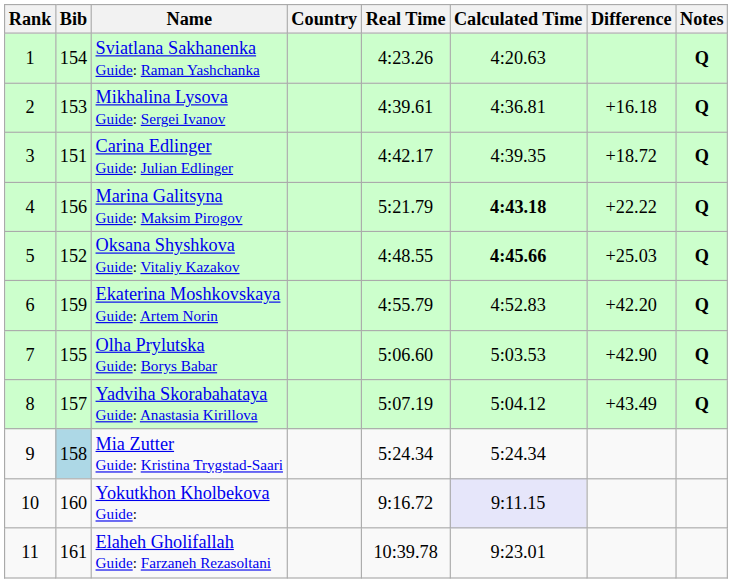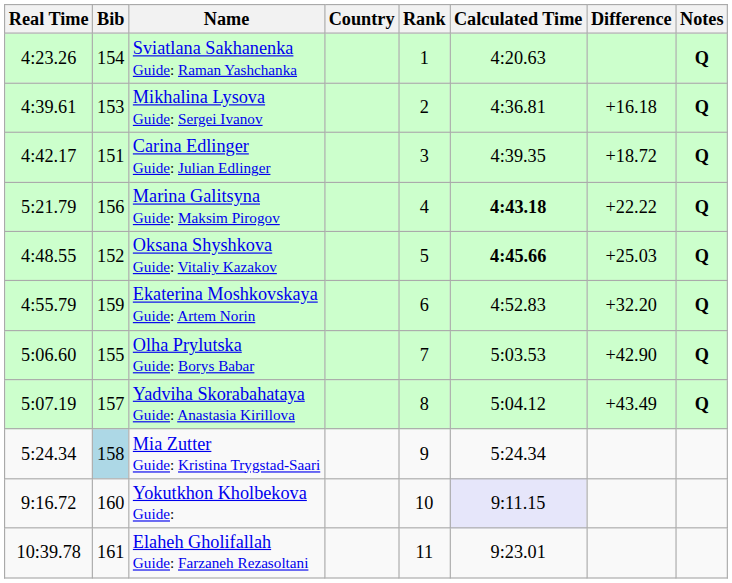columns swapped: (30, 18) <-> (406, 18)
(631, 305) +42.20 -> (631, 305) +32.20
